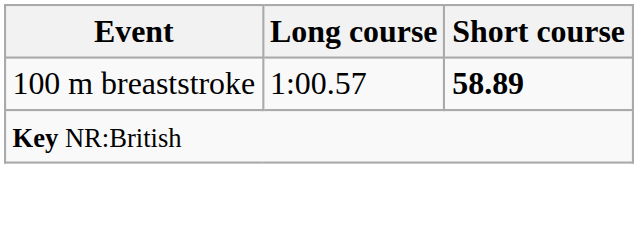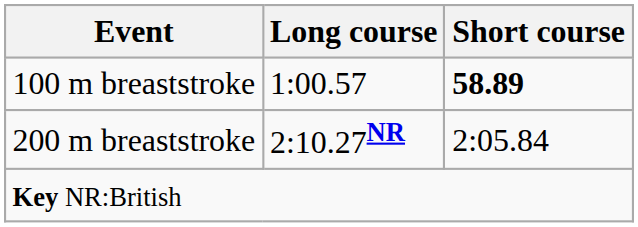+ row: (134, 139)
